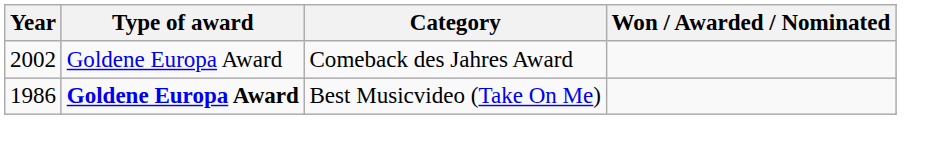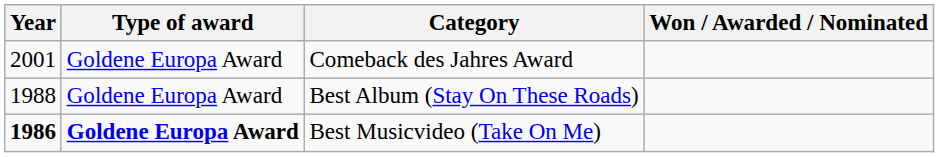(33, 59) 2002 -> (33, 59) 2001
+ row: (474, 95)
(33, 95) normal -> (33, 132) bold
